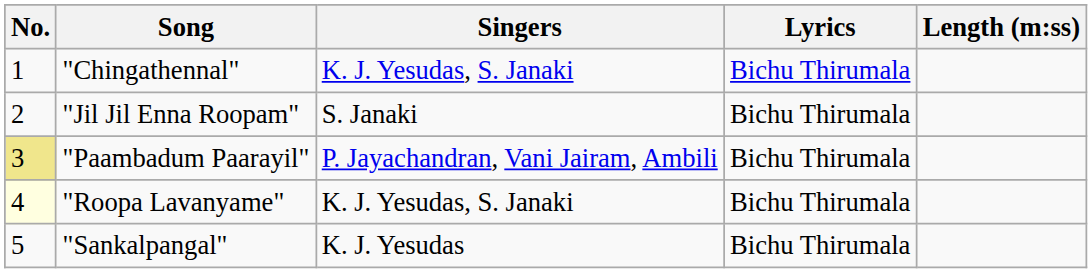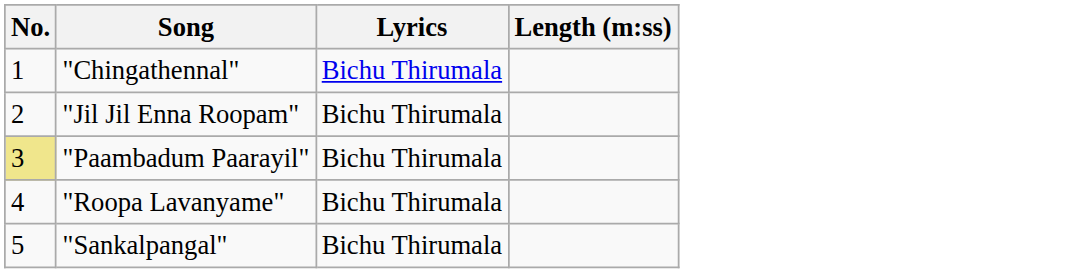- column: (520, 26)
(18, 202) lightyellow background -> (18, 202) no background
